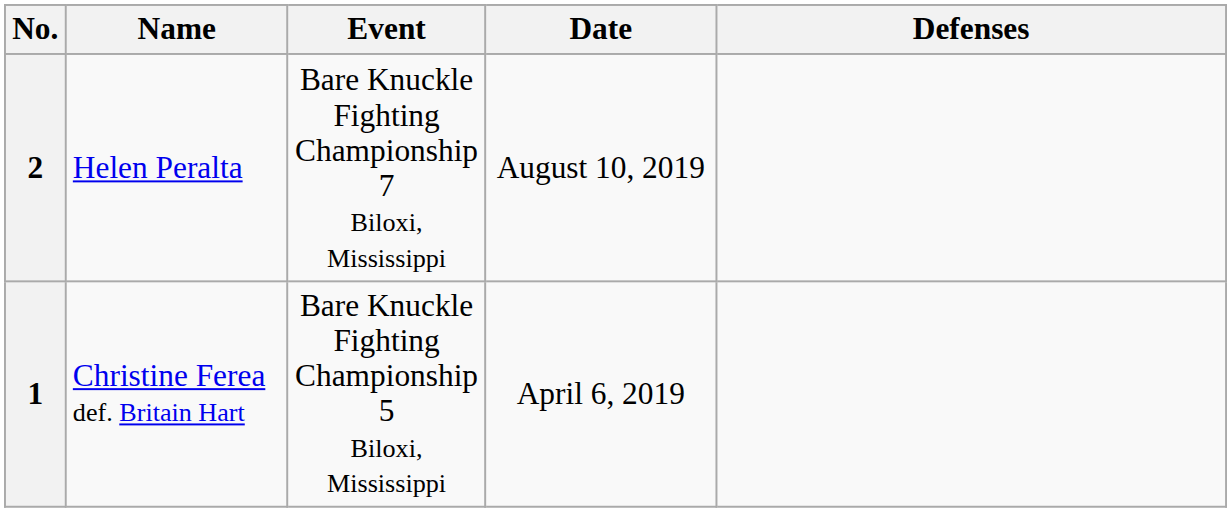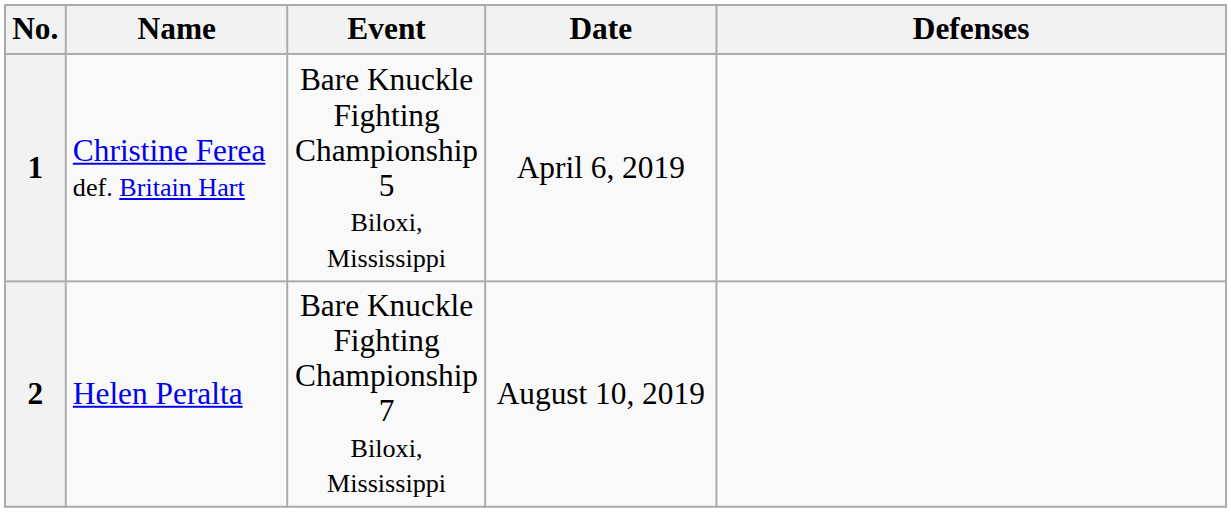rows swapped: (35, 393) <-> (35, 167)
